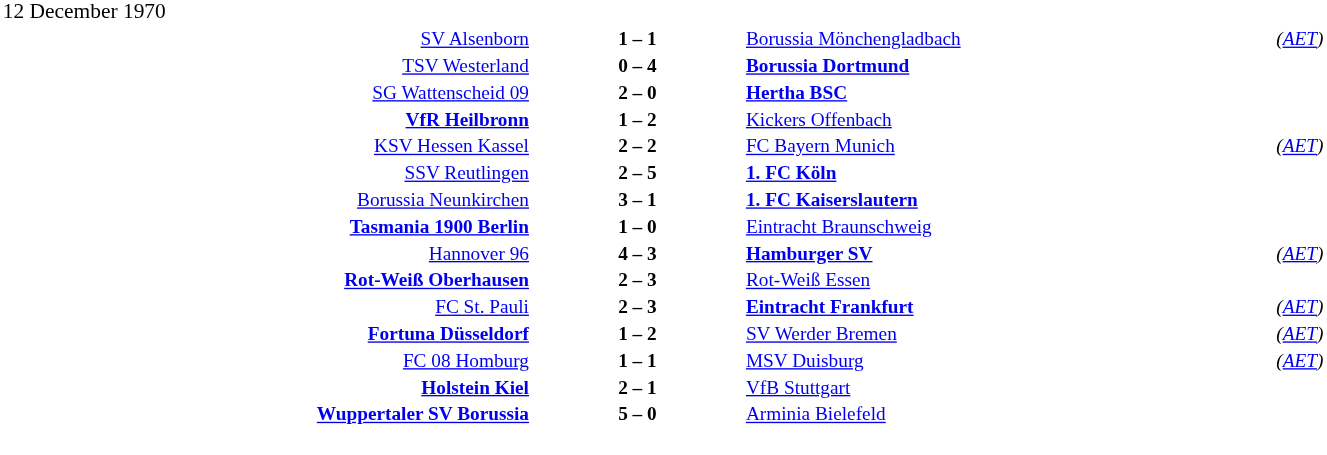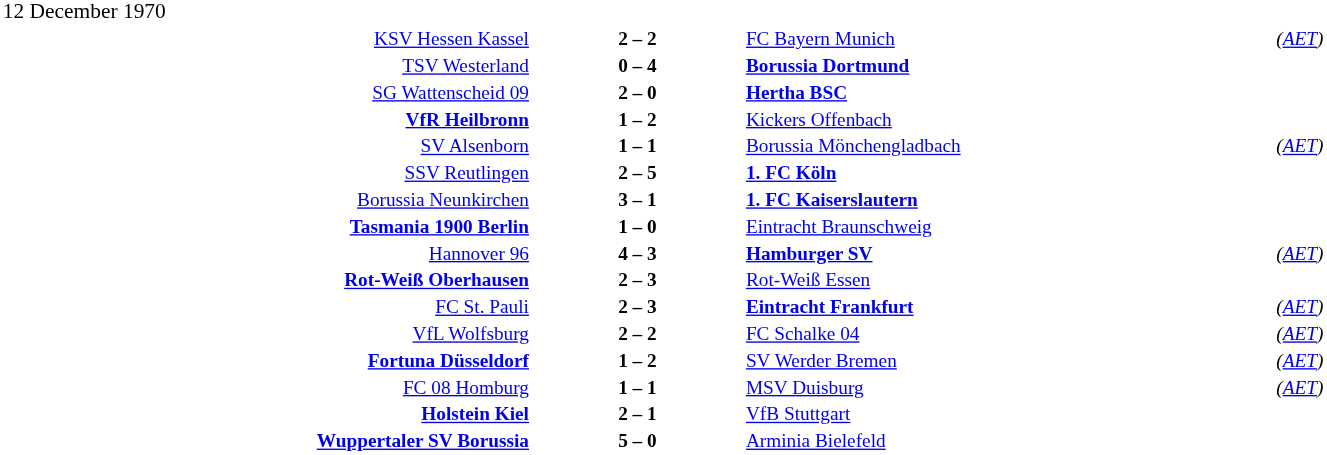rows swapped: (451, 146) <-> (475, 39)
+ row: (471, 333)
